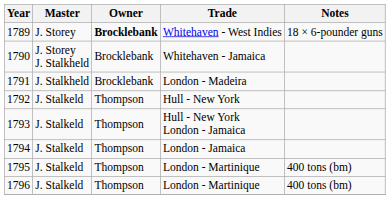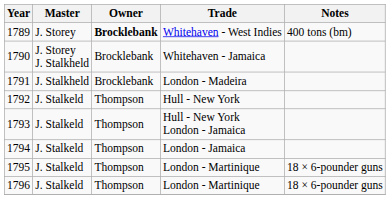(335, 31) 18 × 6-pounder guns -> (319, 31) 400 tons (bm)
(319, 167) 400 tons (bm) -> (335, 167) 18 × 6-pounder guns
(319, 185) 400 tons (bm) -> (335, 185) 18 × 6-pounder guns
